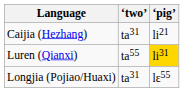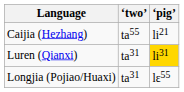(130, 33) ta31 -> (130, 33) ta55
(130, 55) ta55 -> (130, 55) ta31
